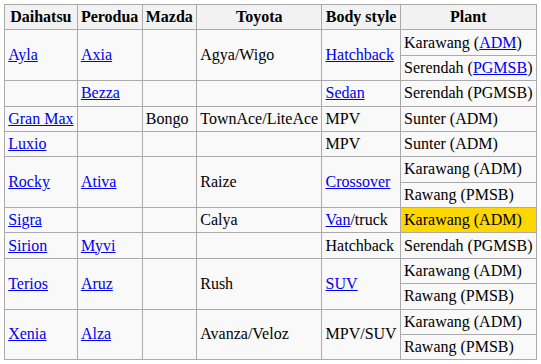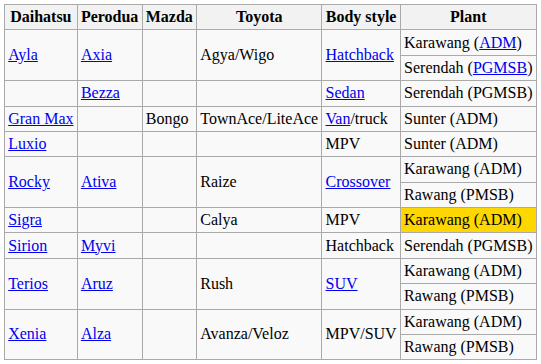(343, 118) MPV -> (357, 118) Van/truck
(357, 220) Van/truck -> (343, 220) MPV
